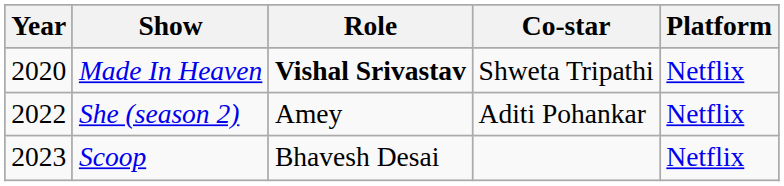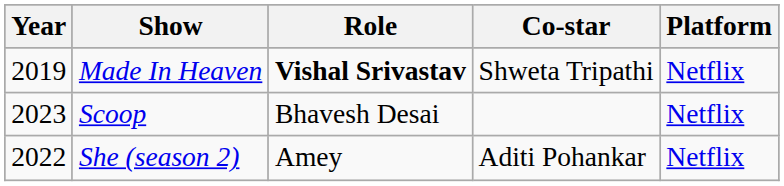(39, 69) 2020 -> (39, 69) 2019
rows swapped: (159, 113) <-> (113, 157)
